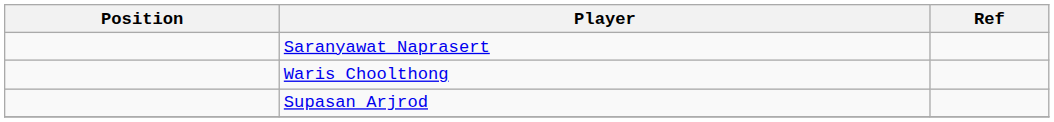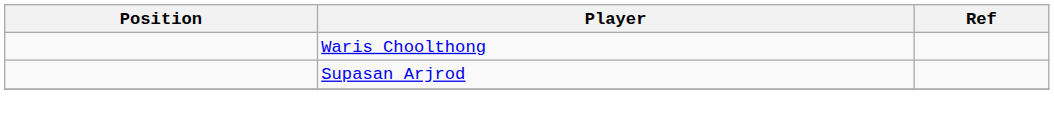- row: (387, 47)
